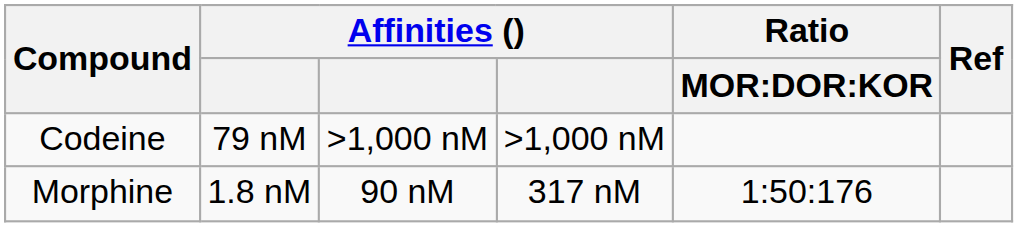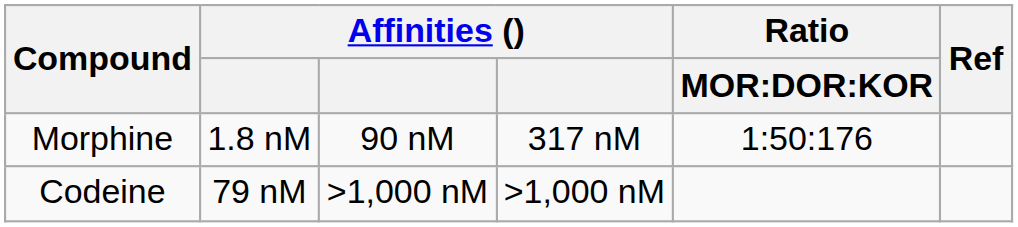rows swapped: (102, 138) <-> (102, 192)
